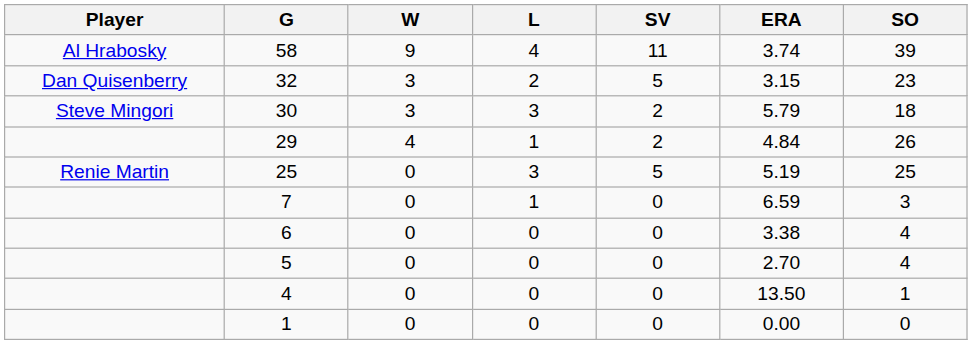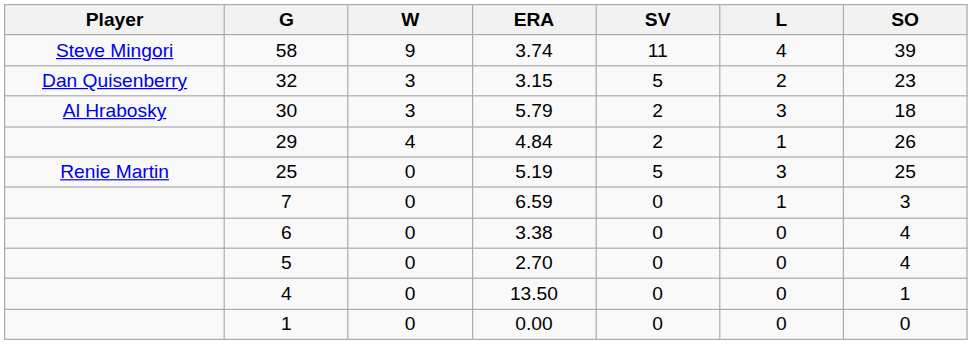columns swapped: (534, 19) <-> (781, 19)
(115, 50) Al Hrabosky -> (115, 50) Steve Mingori
(115, 111) Steve Mingori -> (115, 111) Al Hrabosky
